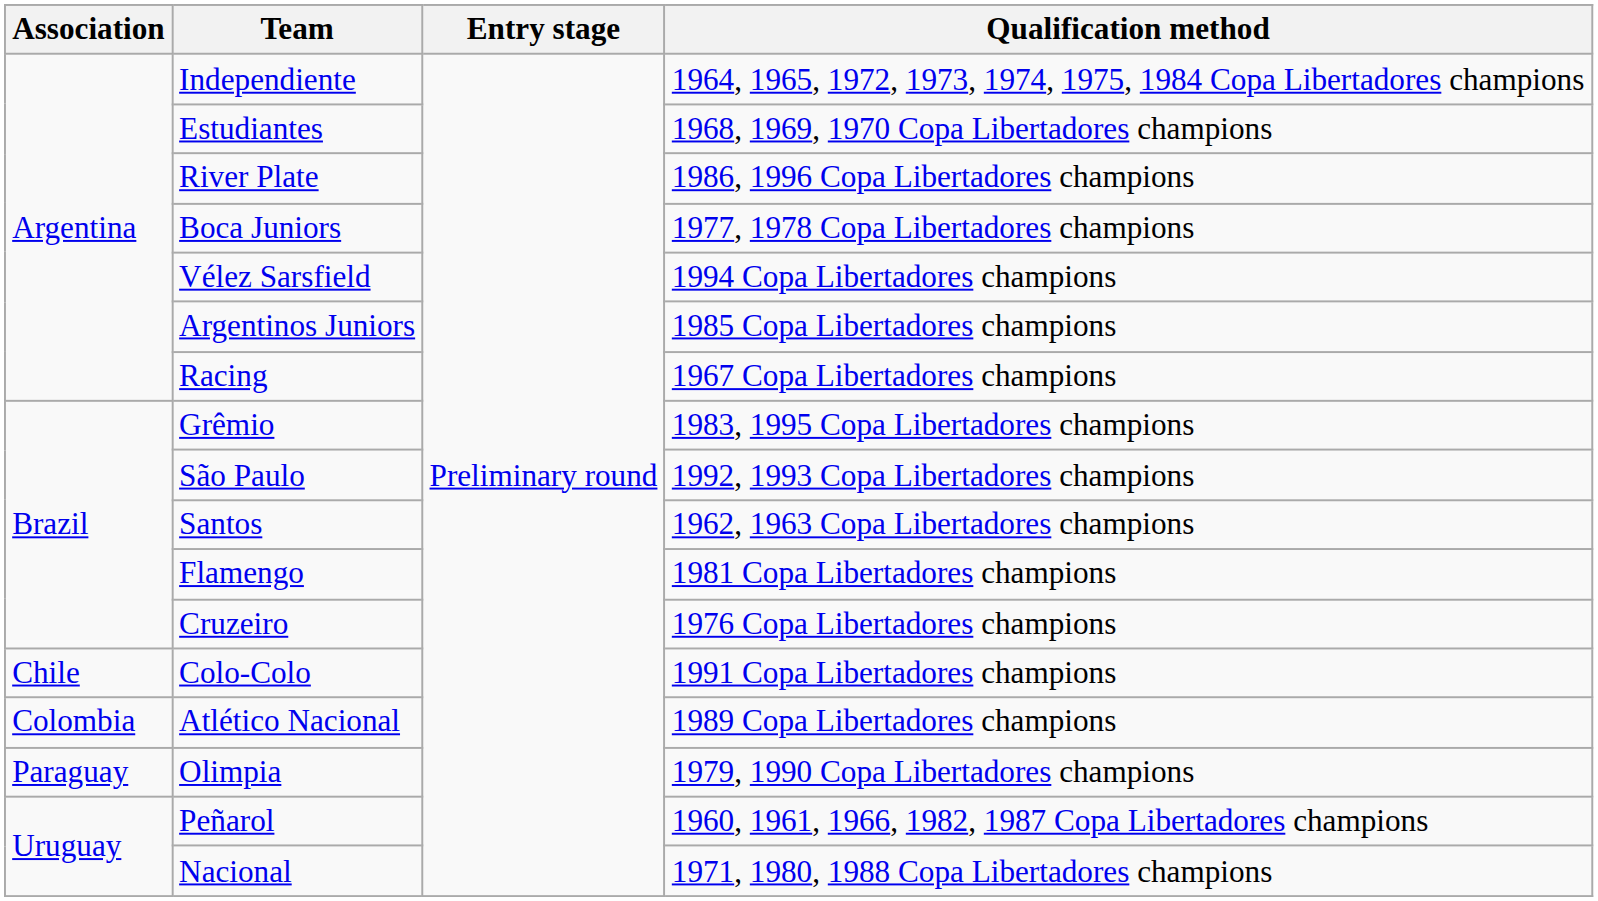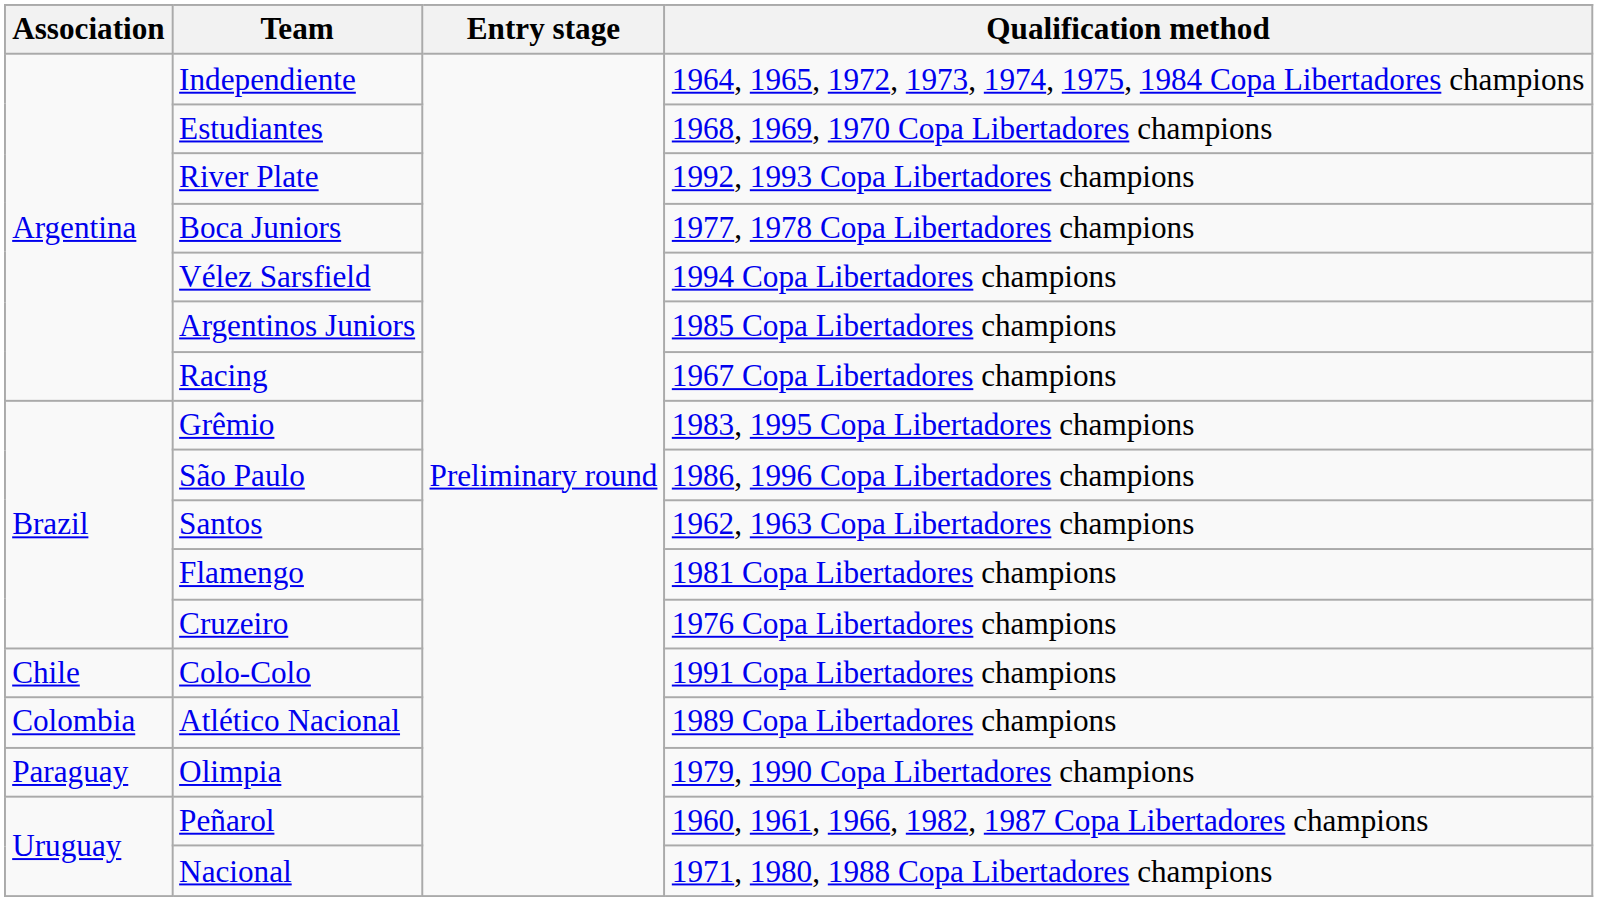(933, 177) 1986, 1996 Copa Libertadores champions -> (933, 177) 1992, 1993 Copa Libertadores champions
(933, 474) 1992, 1993 Copa Libertadores champions -> (933, 474) 1986, 1996 Copa Libertadores champions
